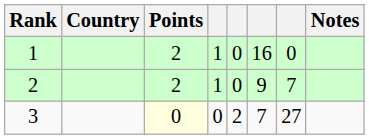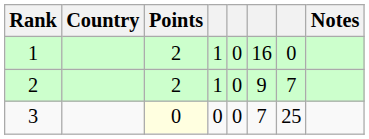(237, 117) 2 -> (237, 117) 0
(291, 117) 27 -> (291, 117) 25
